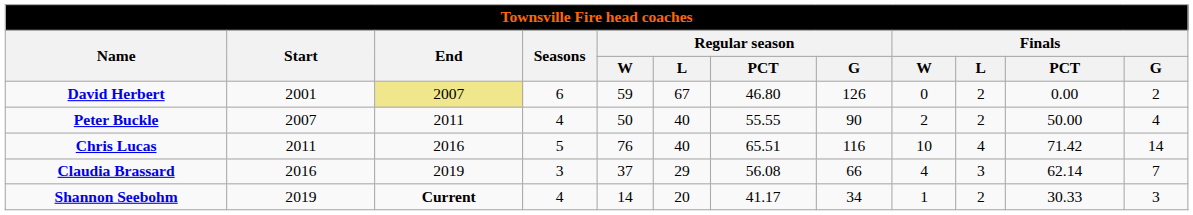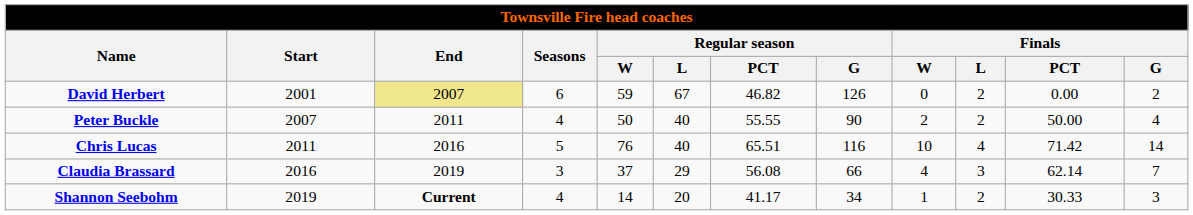(763, 93) 46.80 -> (763, 93) 46.82
